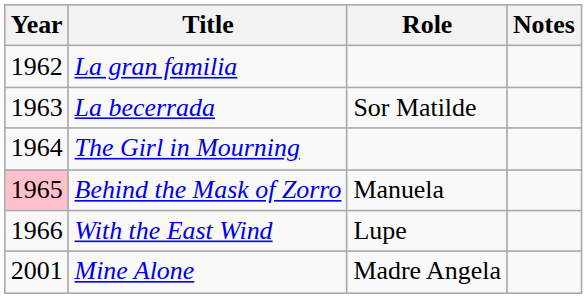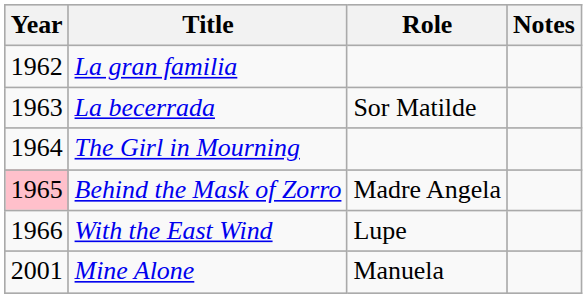(399, 189) Manuela -> (427, 189) Madre Angela
(427, 271) Madre Angela -> (399, 271) Manuela
